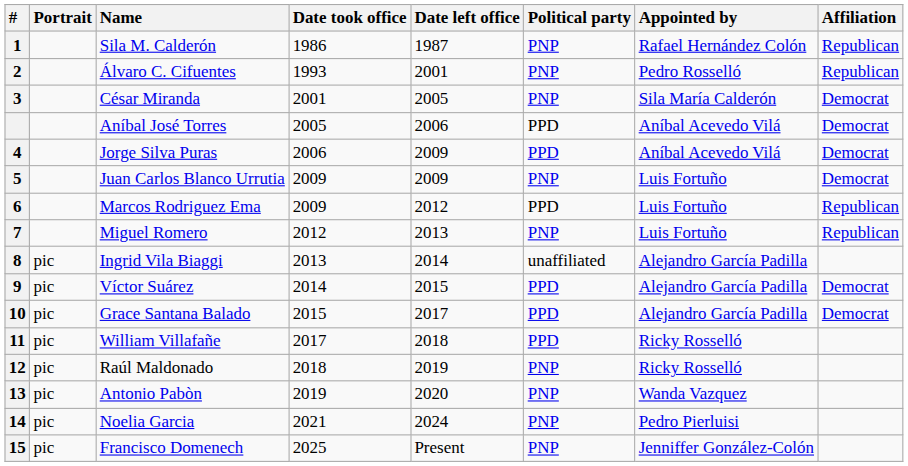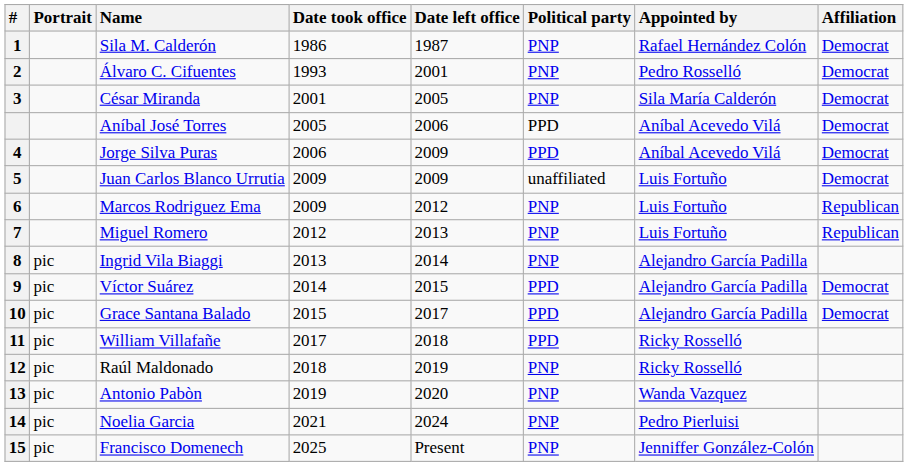(860, 44) Republican -> (855, 44) Democrat
(860, 71) Republican -> (855, 71) Democrat
(543, 179) PNP -> (567, 179) unaffiliated
(543, 206) PPD -> (543, 206) PNP
(567, 260) unaffiliated -> (543, 260) PNP
